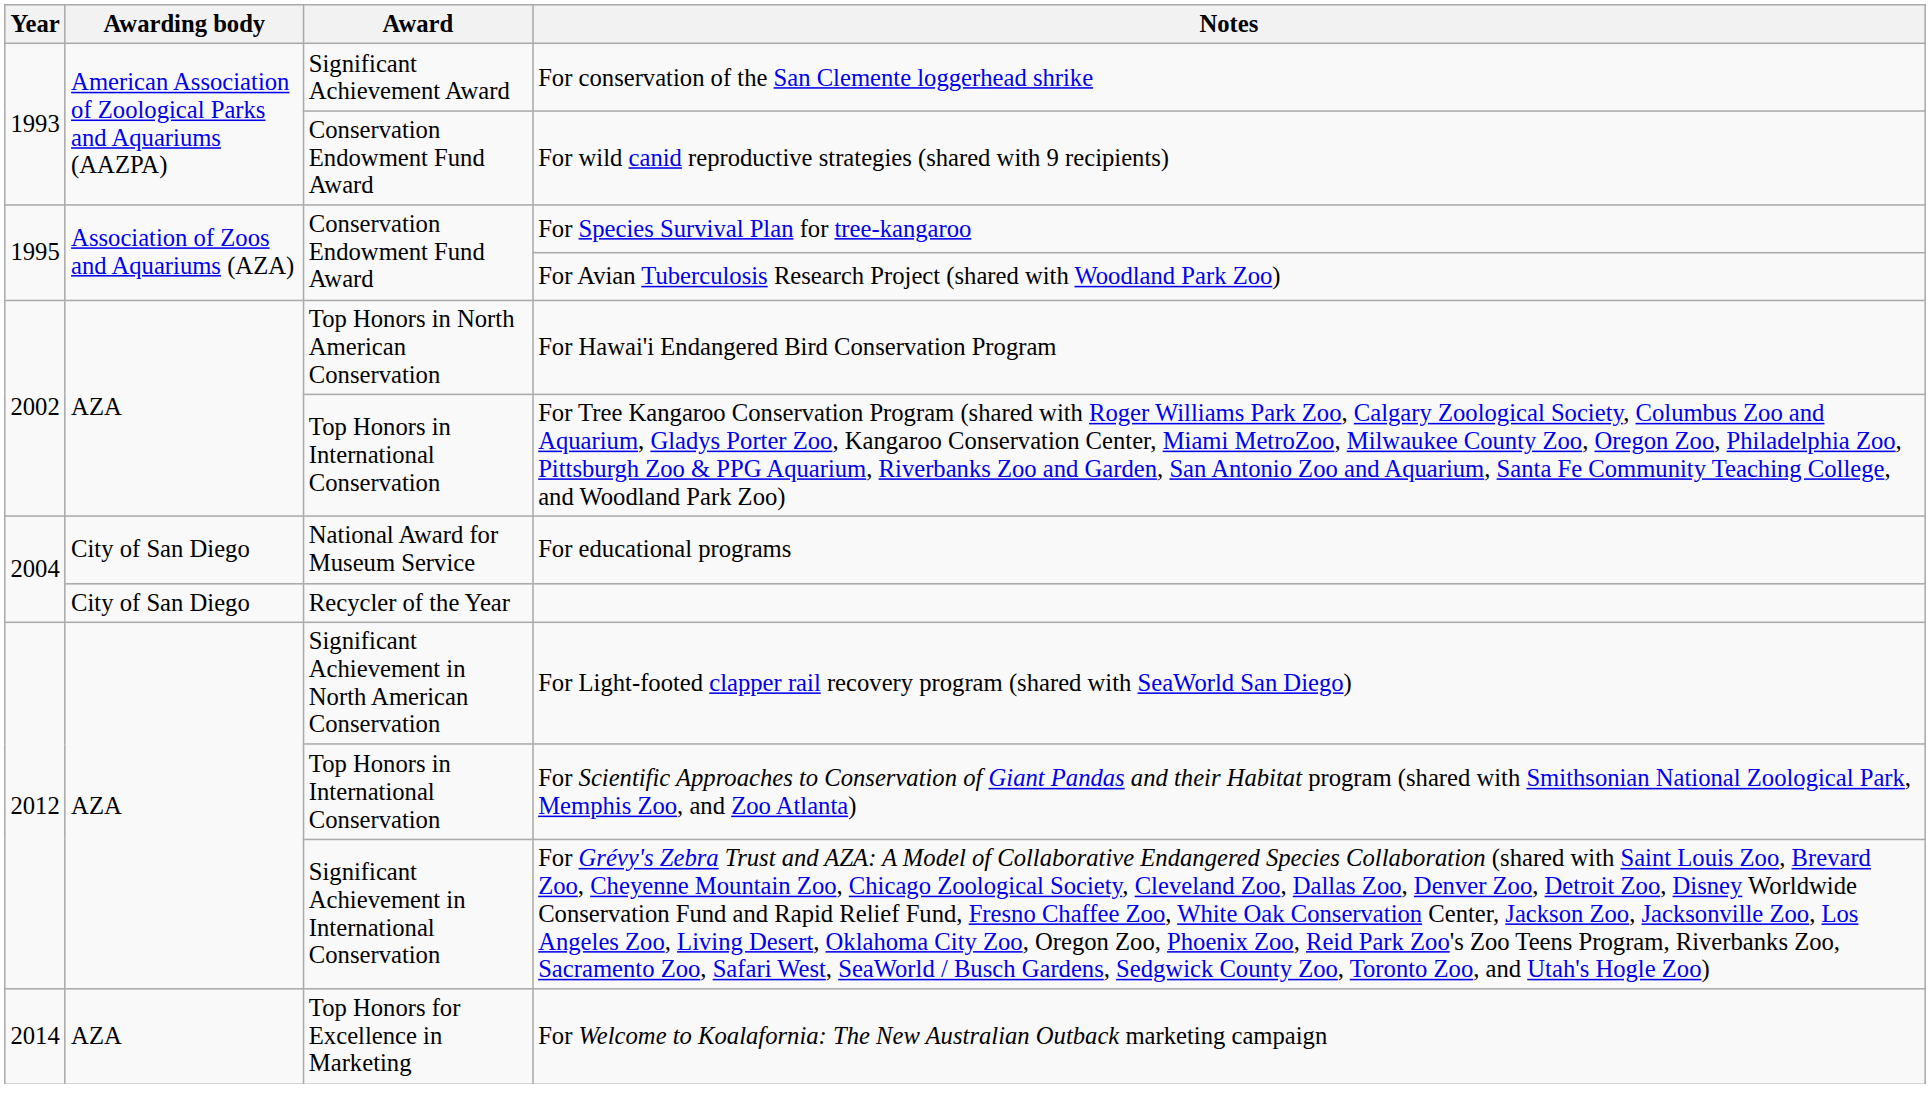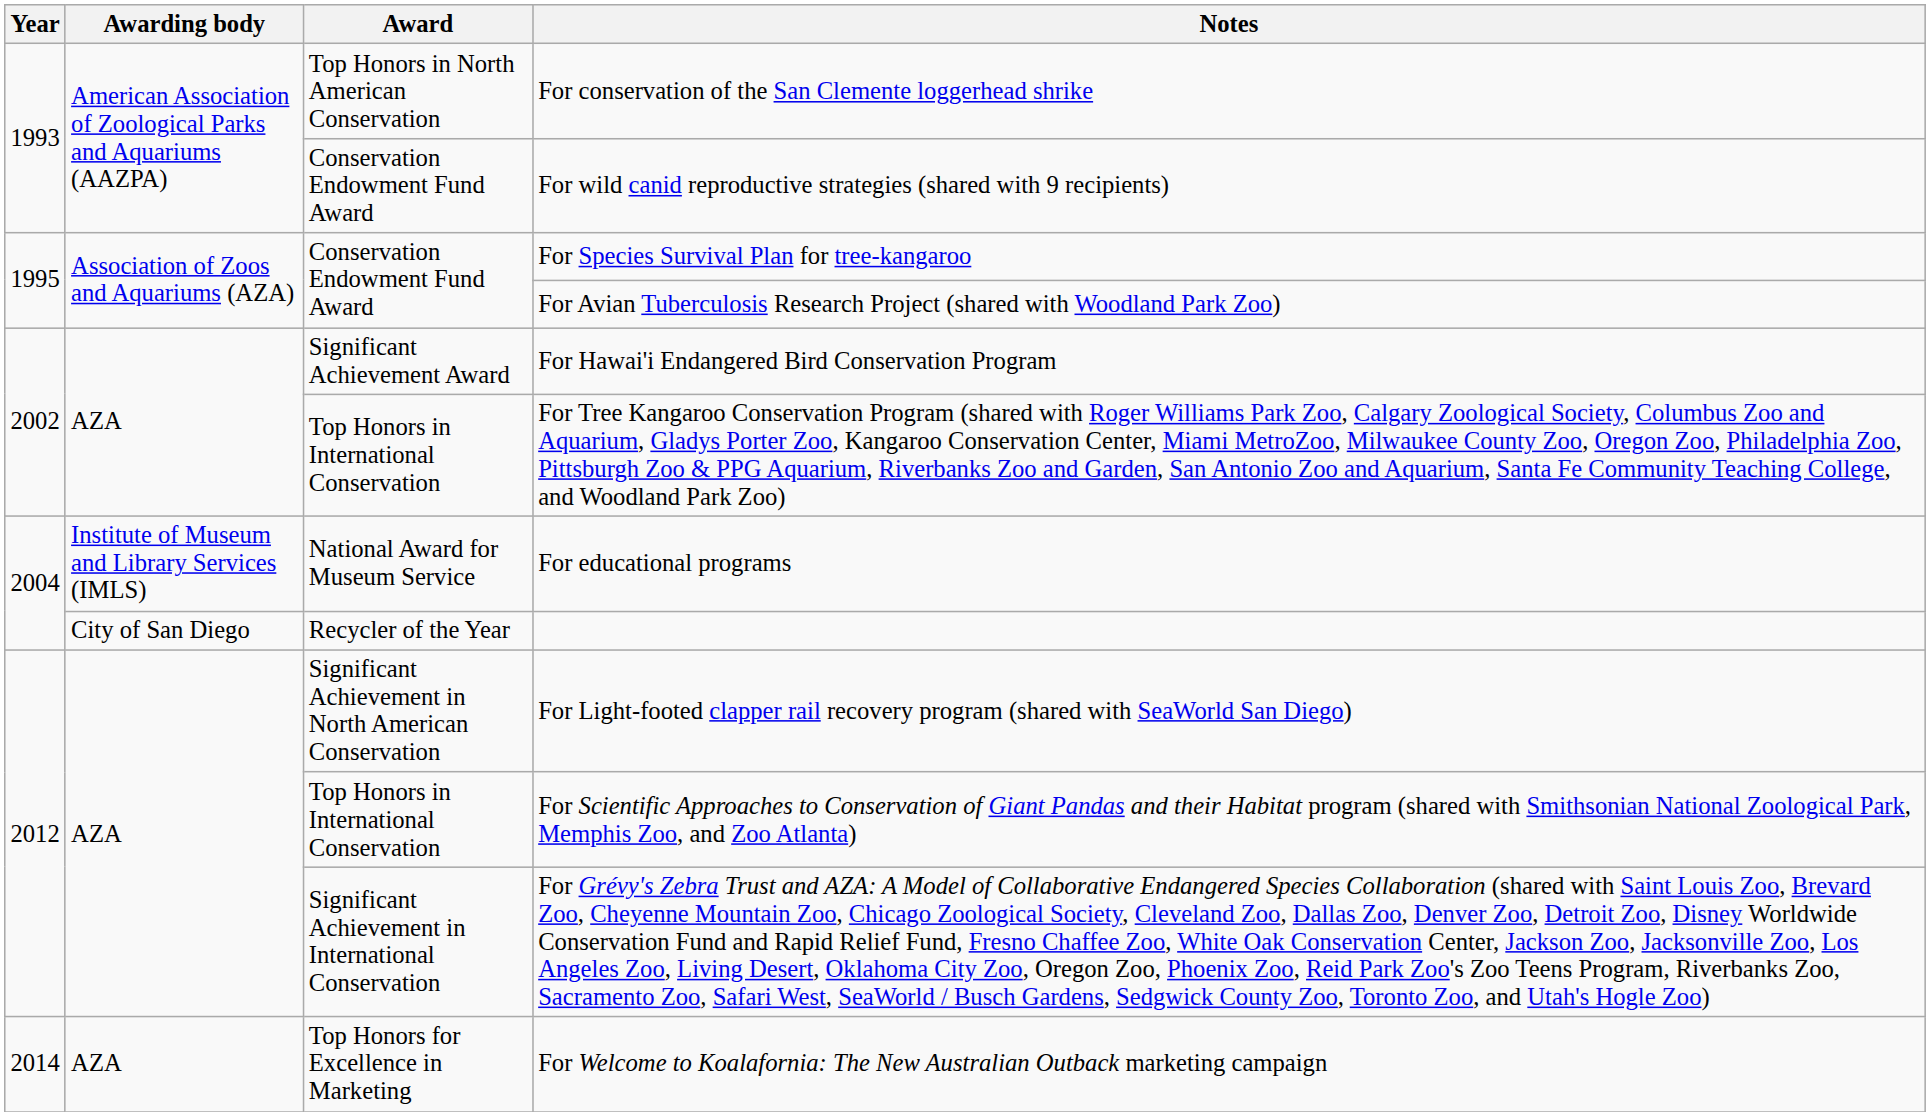(409, 76) Significant Achievement Award -> (412, 90) Top Honors in North American Conservation
(412, 346) Top Honors in North American Conservation -> (409, 360) Significant Achievement Award
(160, 549) City of San Diego -> (174, 563) Institute of Museum and Library Services (IMLS)
